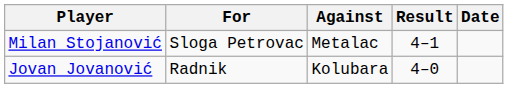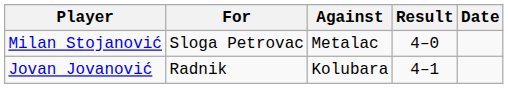(425, 44) 4–1 -> (425, 44) 4–0
(425, 70) 4–0 -> (425, 70) 4–1
